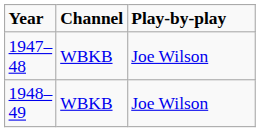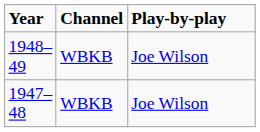rows swapped: (30, 103) <-> (30, 55)
